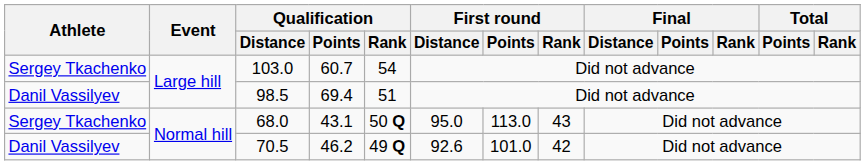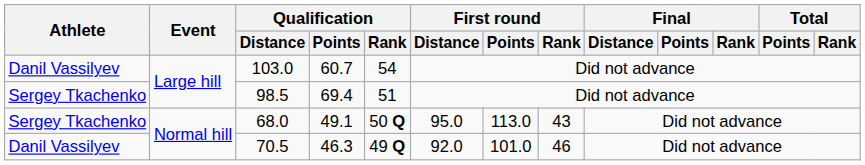(77, 69) Sergey Tkachenko -> (64, 69) Danil Vassilyev
(64, 95) Danil Vassilyev -> (77, 95) Sergey Tkachenko
(337, 121) 43.1 -> (337, 121) 49.1
(337, 147) 46.2 -> (337, 147) 46.3
(447, 147) 92.6 -> (447, 147) 92.0
(561, 147) 42 -> (561, 147) 46
